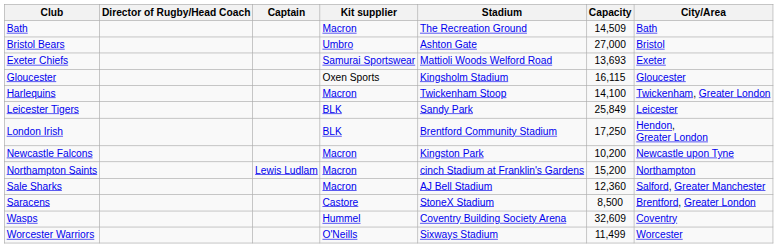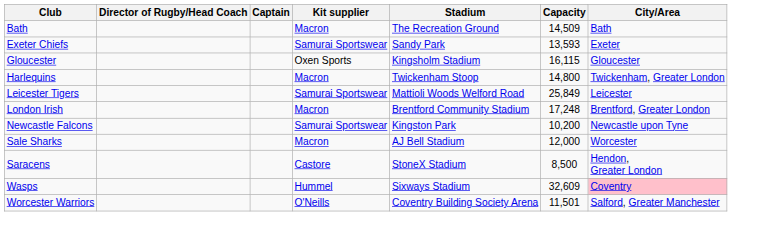- row: (36, 45)
(486, 61) Mattioli Woods Welford Road -> (418, 45) Sandy Park
(610, 61) 13,693 -> (564, 45) 13,593
(610, 93) 14,100 -> (564, 77) 14,800
(332, 110) BLK -> (341, 93) Samurai Sportswear
(446, 110) Sandy Park -> (458, 93) Mattioli Woods Welford Road
(332, 132) BLK -> (312, 110) Macron
(610, 132) 17,250 -> (564, 110) 17,248
(672, 132) Hendon, Greater London -> (650, 110) Brentford, Greater London
(340, 154) Macron -> (341, 126) Samurai Sportswear
- row: (52, 170)
(610, 186) 12,360 -> (564, 142) 12,000
(701, 186) Salford, Greater Manchester -> (614, 142) Worcester
(696, 202) Brentford, Greater London -> (626, 164) Hendon, Greater London
(493, 219) Coventry Building Society Arena -> (431, 186) Sixways Stadium
(657, 219) no background -> (611, 186) pink background
(459, 235) Sixways Stadium -> (465, 202) Coventry Building Society Arena
(610, 235) 11,499 -> (564, 202) 11,501
(659, 235) Worcester -> (655, 202) Salford, Greater Manchester
